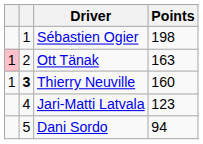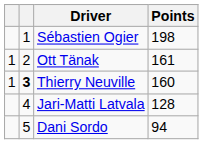(12, 60) pink background -> (12, 60) no background
(163, 60) 163 -> (163, 60) 161
(163, 104) 123 -> (163, 104) 128
